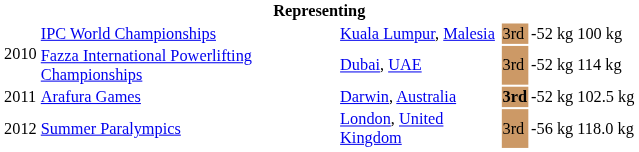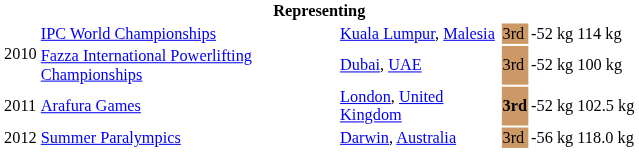(600, 33) 100 kg -> (599, 33) 114 kg
(599, 65) 114 kg -> (600, 65) 100 kg
(398, 96) Darwin, Australia -> (392, 106) London, United Kingdom
(392, 128) London, United Kingdom -> (398, 137) Darwin, Australia
